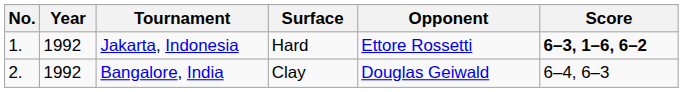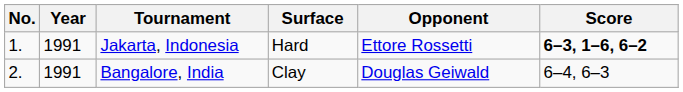(62, 45) 1992 -> (62, 45) 1991
(62, 72) 1992 -> (62, 72) 1991
